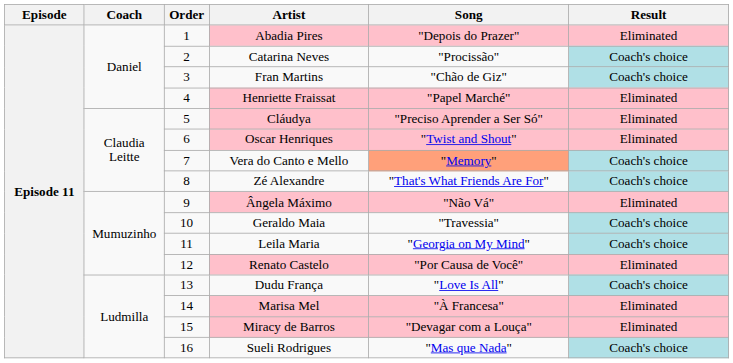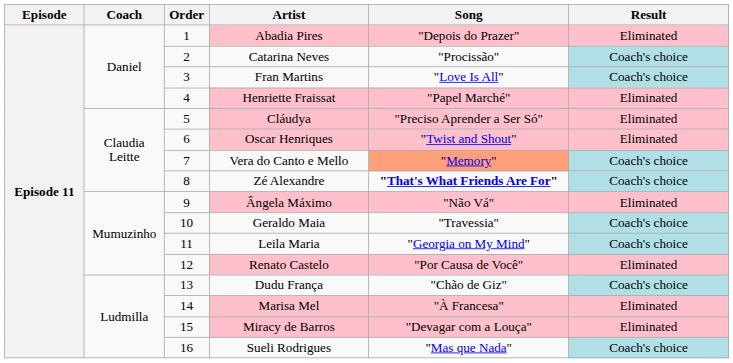(469, 77) "Chão de Giz" -> (469, 77) "Love Is All"
(469, 181) normal -> (469, 181) bold
(469, 285) "Love Is All" -> (469, 285) "Chão de Giz"
